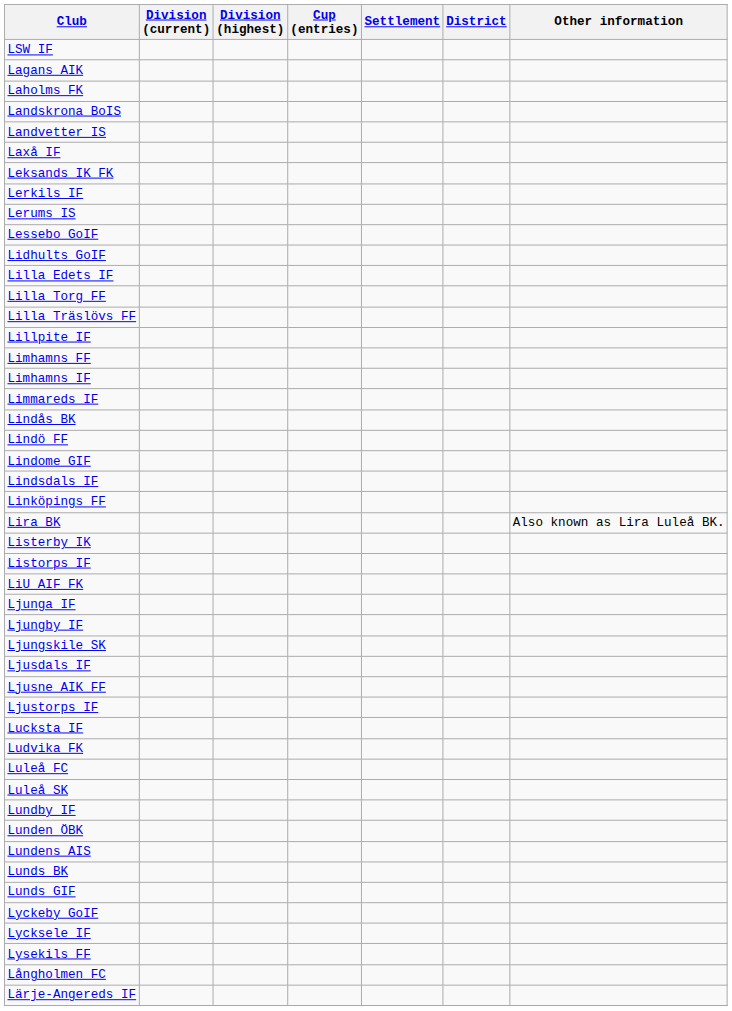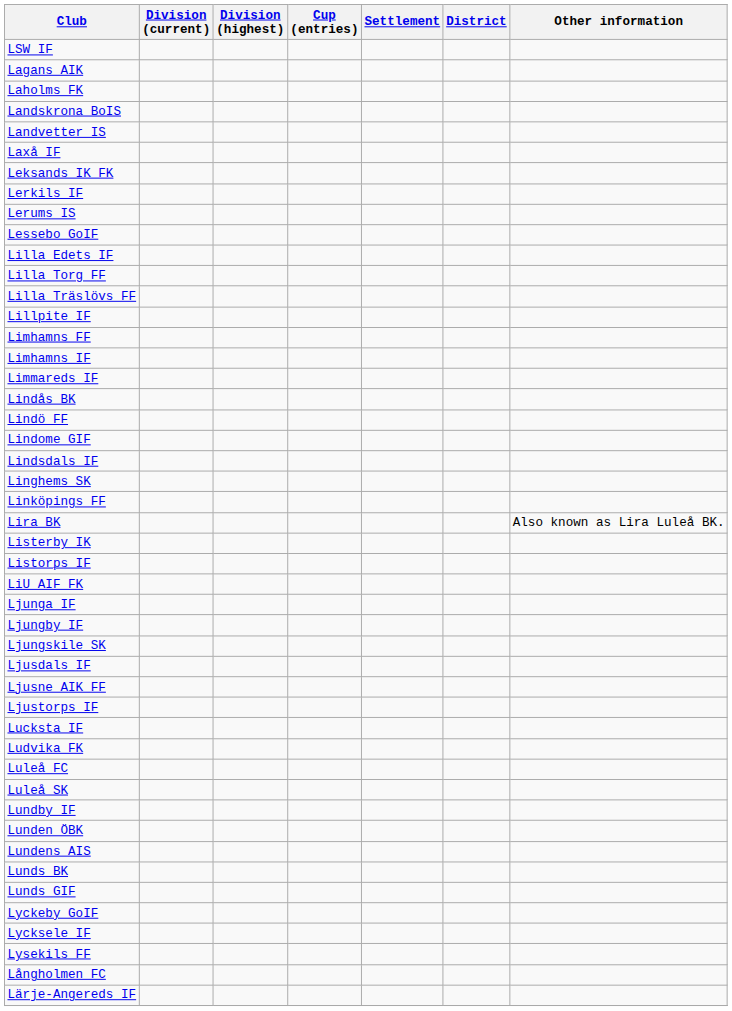- row: (57, 255)
+ row: (49, 481)
